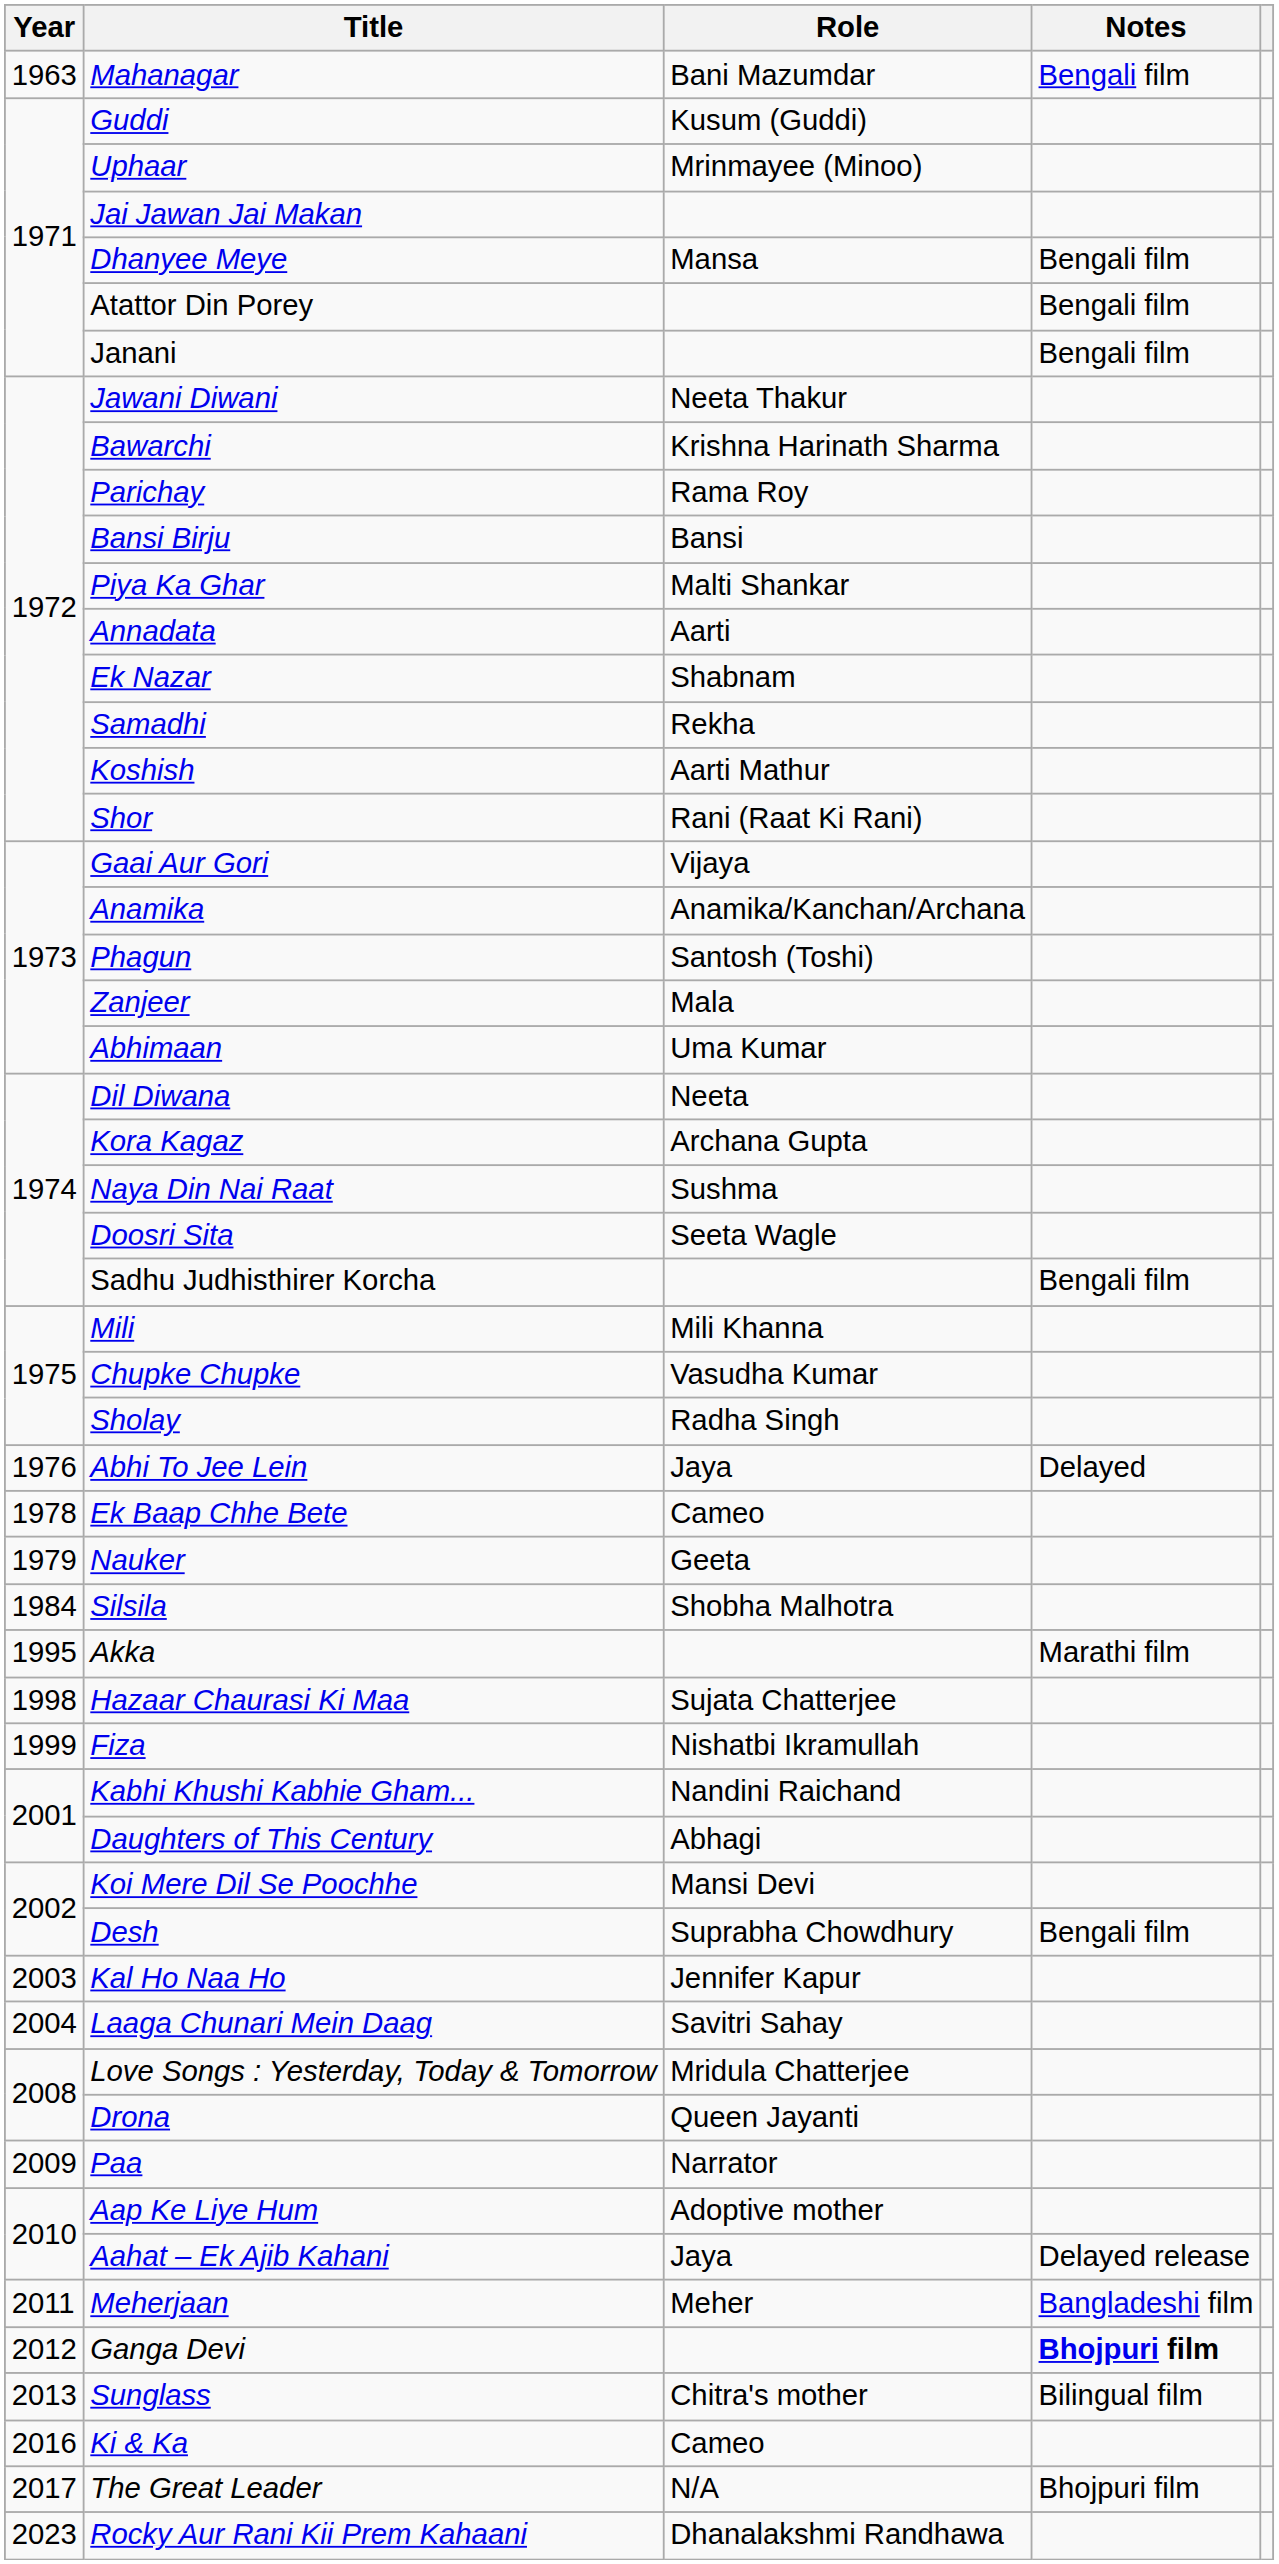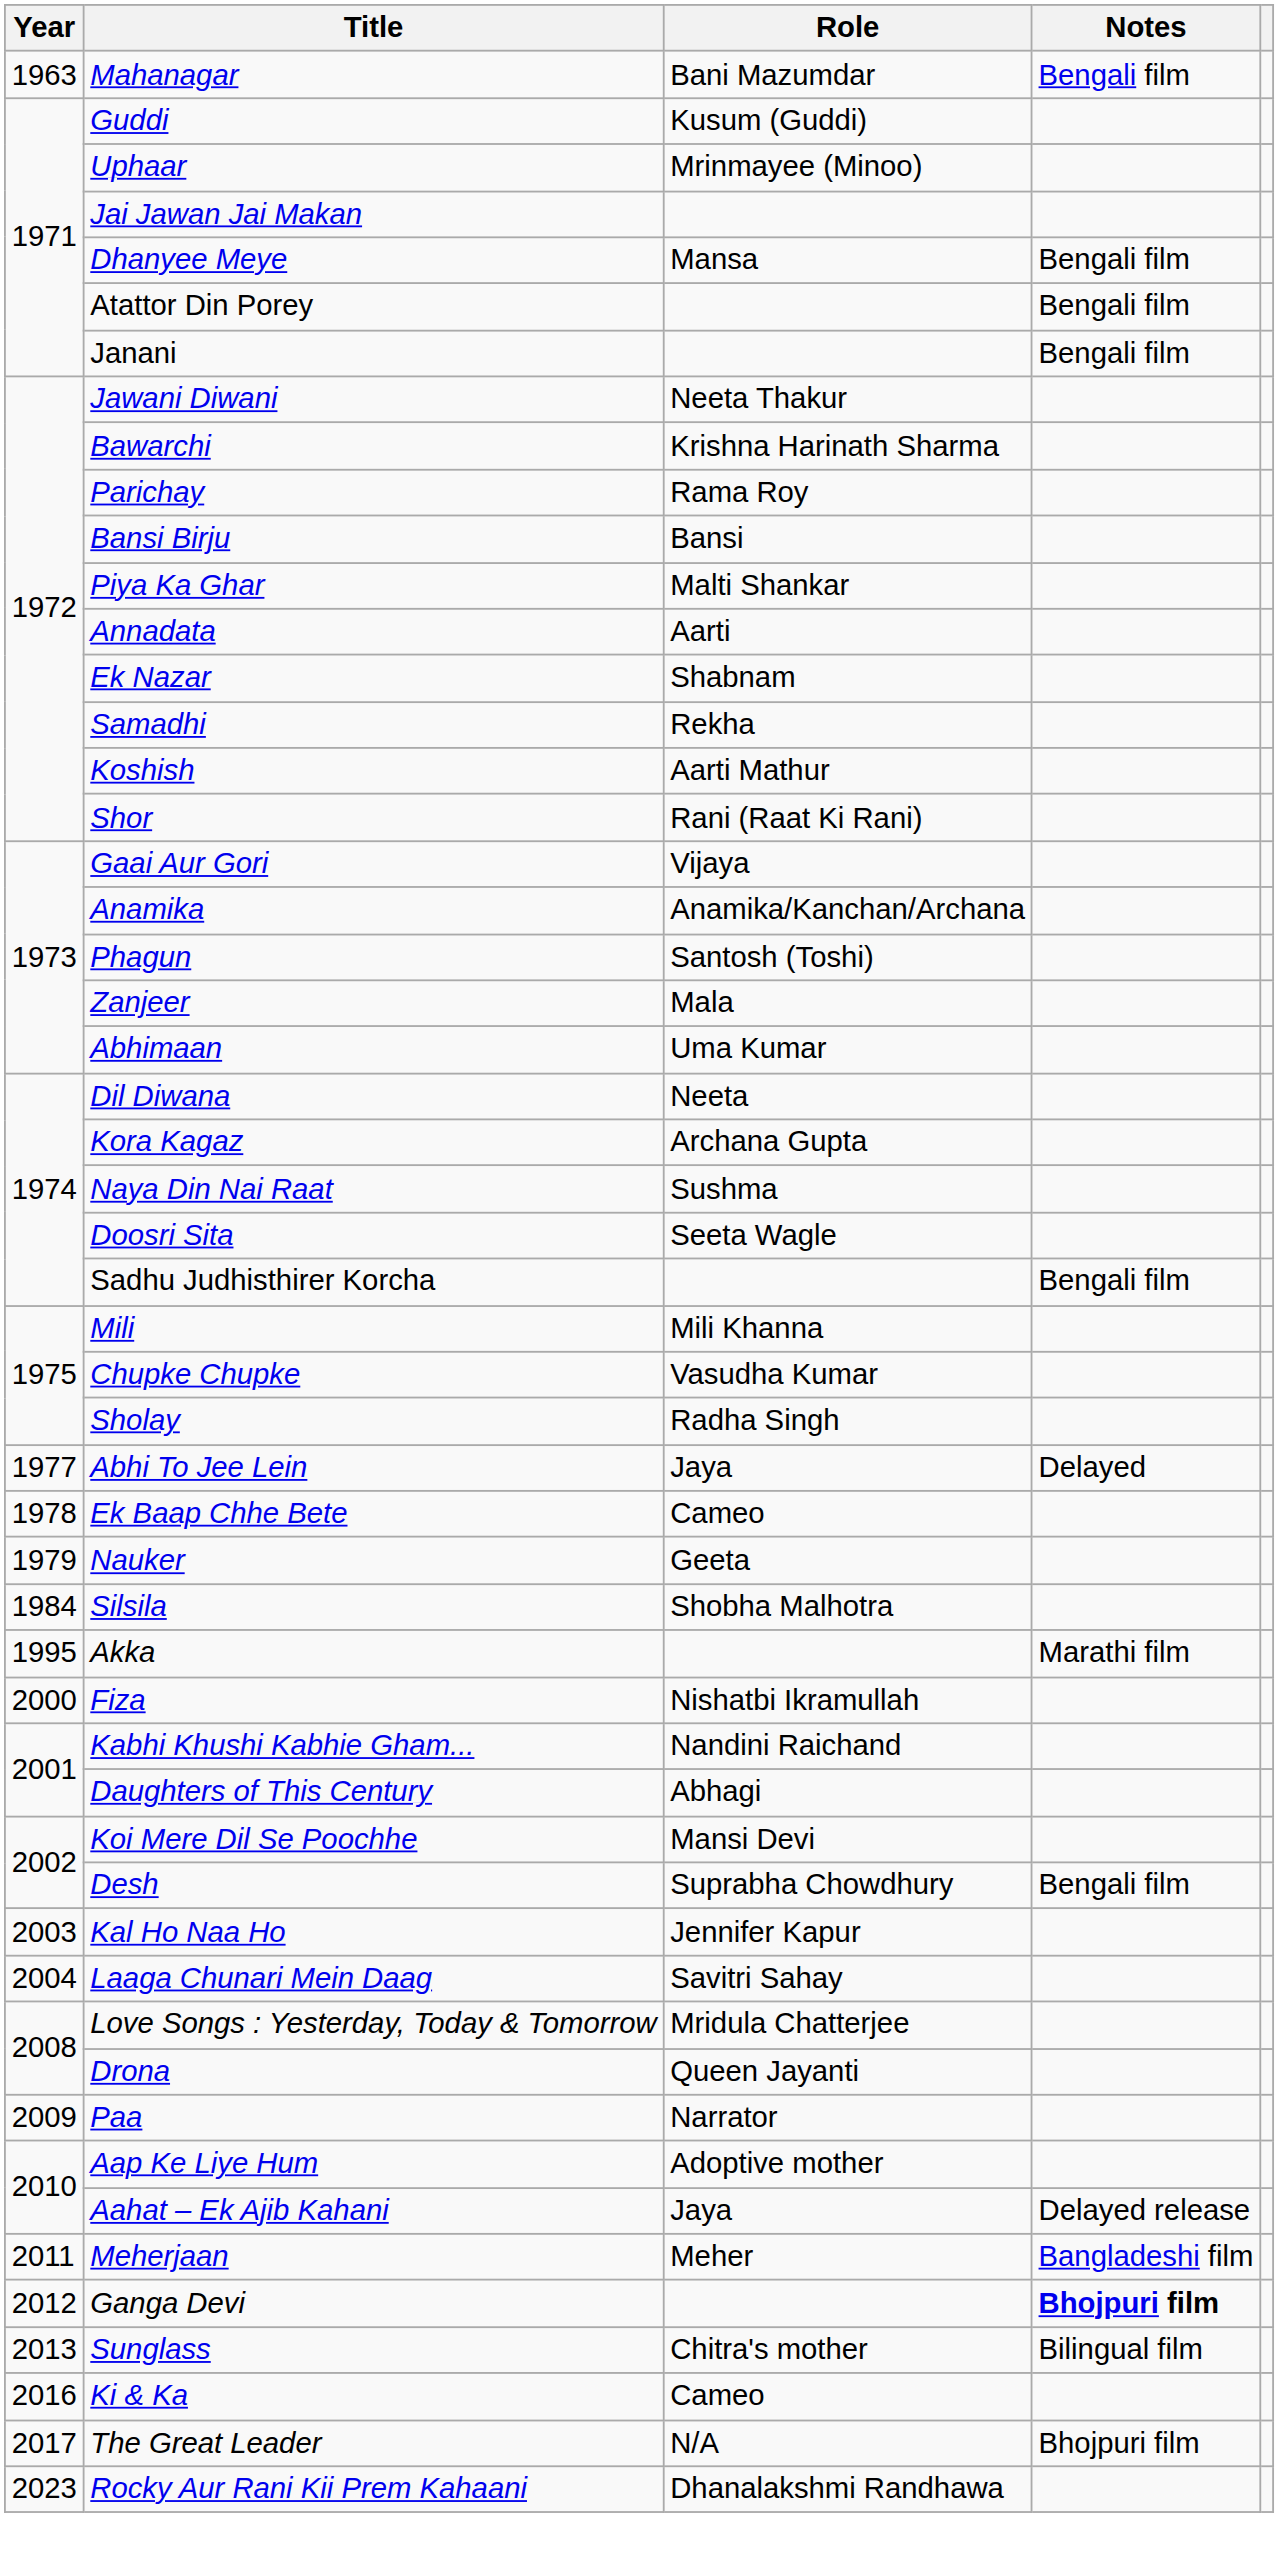(44, 1467) 1976 -> (44, 1467) 1977
- row: (250, 1699)
(44, 1745) 1999 -> (44, 1699) 2000
